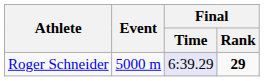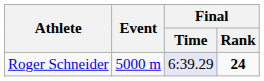(238, 64) 29 -> (238, 64) 24
